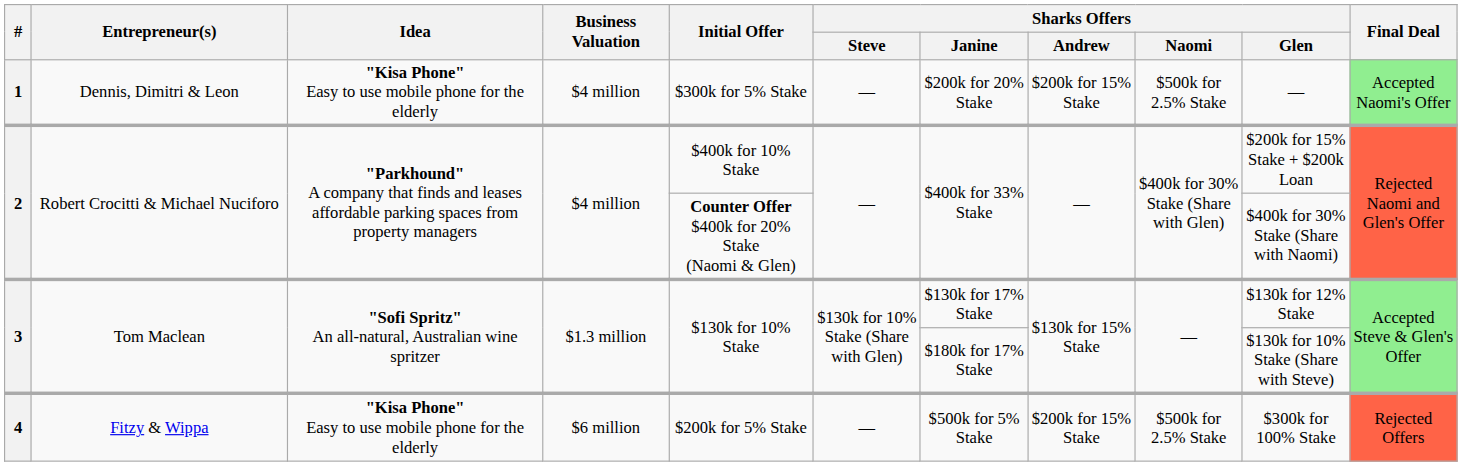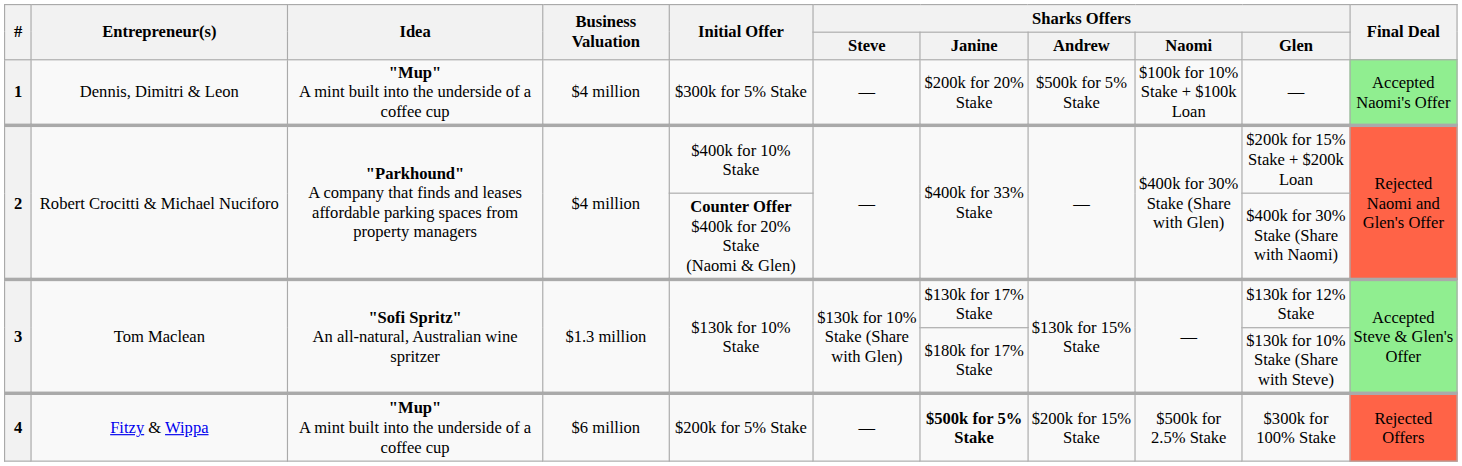(415, 92) "Kisa Phone" Easy to use mobile phone for the elderly -> (415, 92) "Mup" A mint built into the underside of a coffee cup
(1081, 92) $200k for 15% Stake -> (1081, 92) $500k for 5% Stake
(1189, 92) $500k for 2.5% Stake -> (1189, 92) $100k for 10% Stake + $100k Loan
(415, 428) "Kisa Phone" Easy to use mobile phone for the elderly -> (415, 428) "Mup" A mint built into the underside of a coffee cup
(974, 428) normal -> (974, 428) bold
